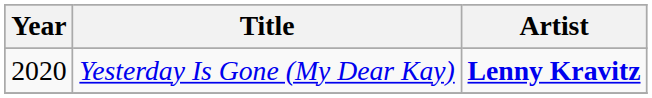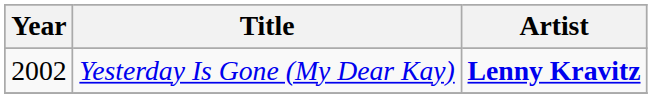(39, 70) 2020 -> (39, 70) 2002
